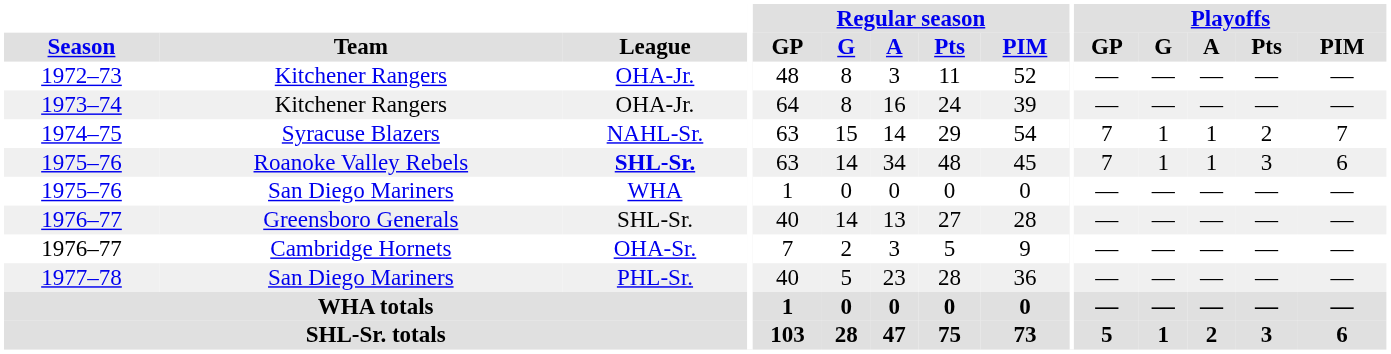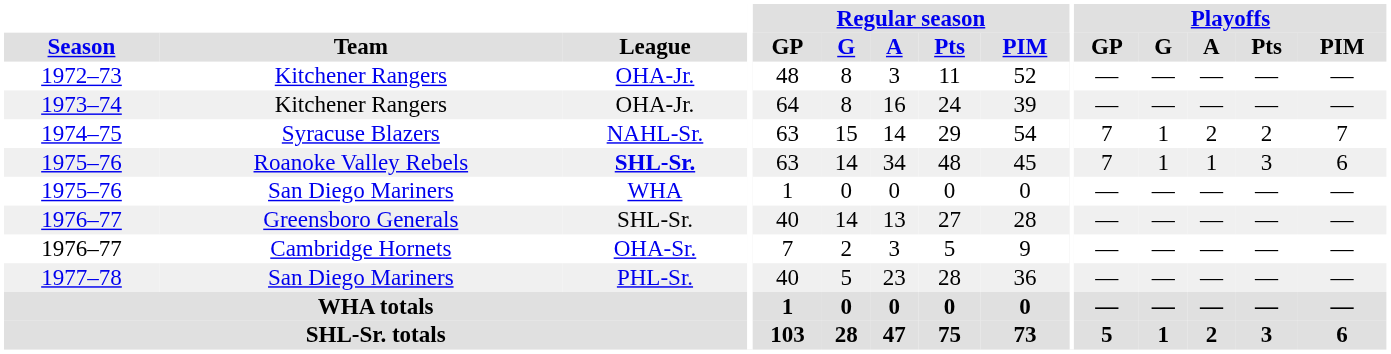(1211, 133) 1 -> (1211, 133) 2
